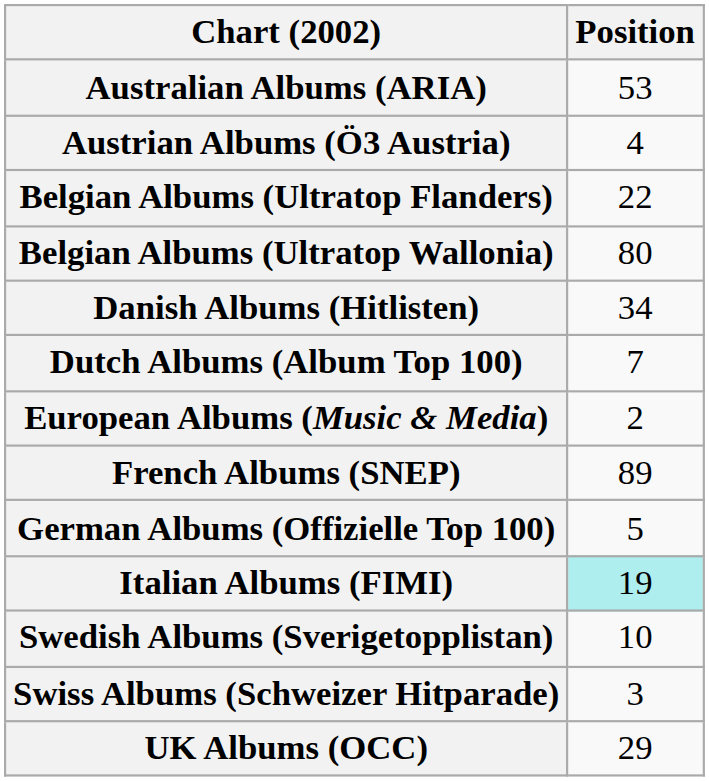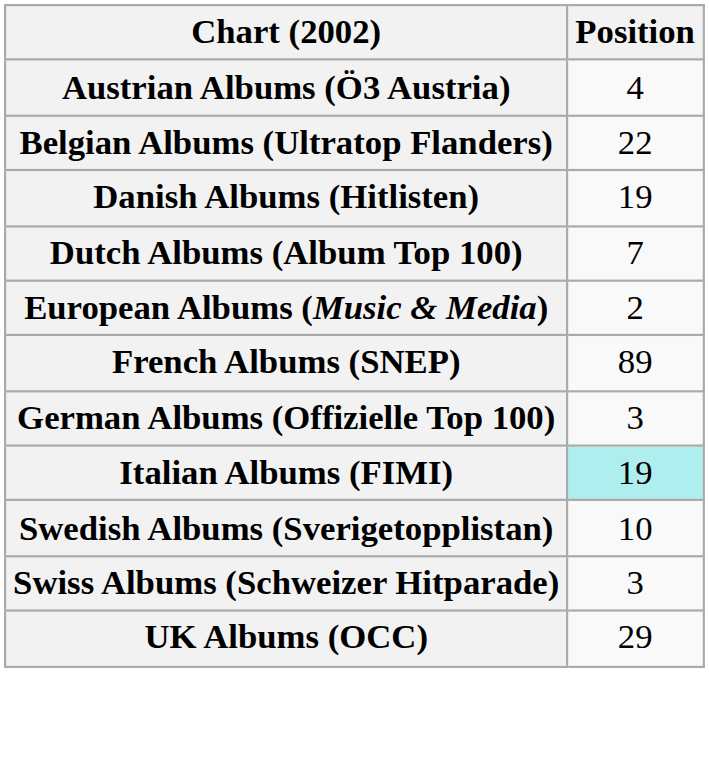- row: (286, 87)
- row: (286, 252)
(635, 307) 34 -> (635, 197) 19
(635, 527) 5 -> (635, 417) 3
